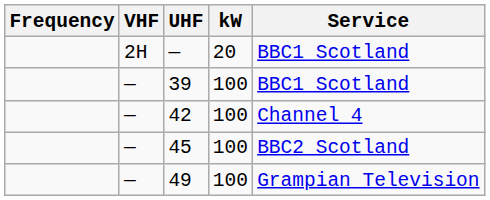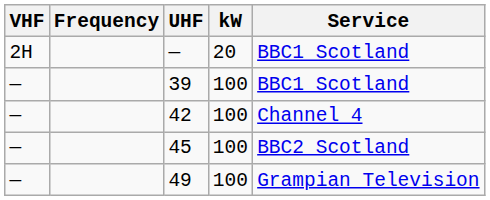columns swapped: (62, 21) <-> (142, 21)
